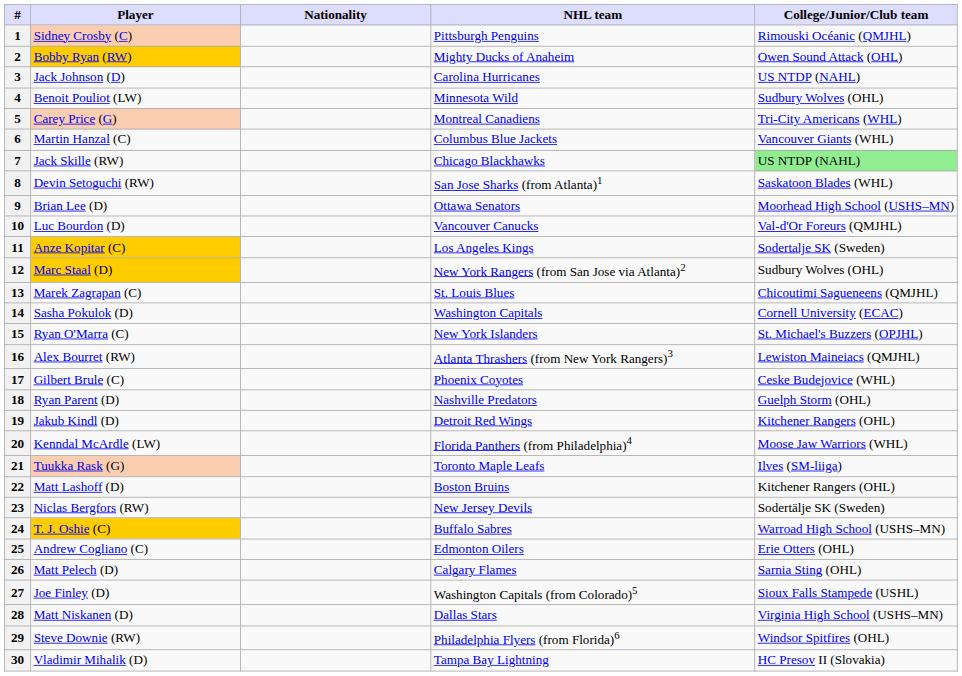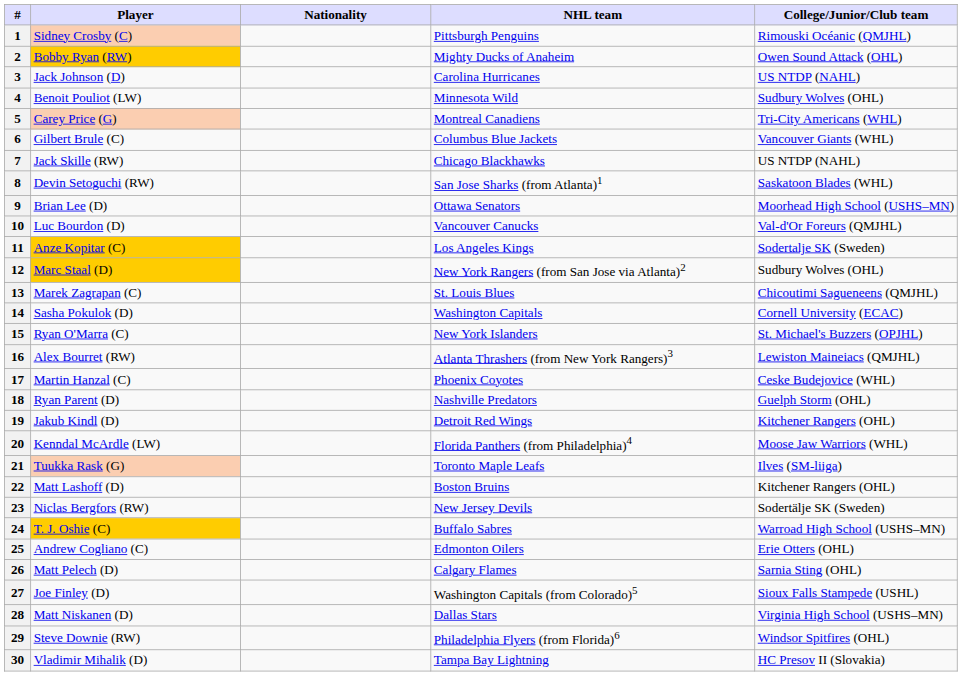(82, 139) Martin Hanzal (C) -> (79, 139) Gilbert Brule (C)
(809, 160) lightgreen background -> (809, 160) no background
(79, 379) Gilbert Brule (C) -> (82, 379) Martin Hanzal (C)
